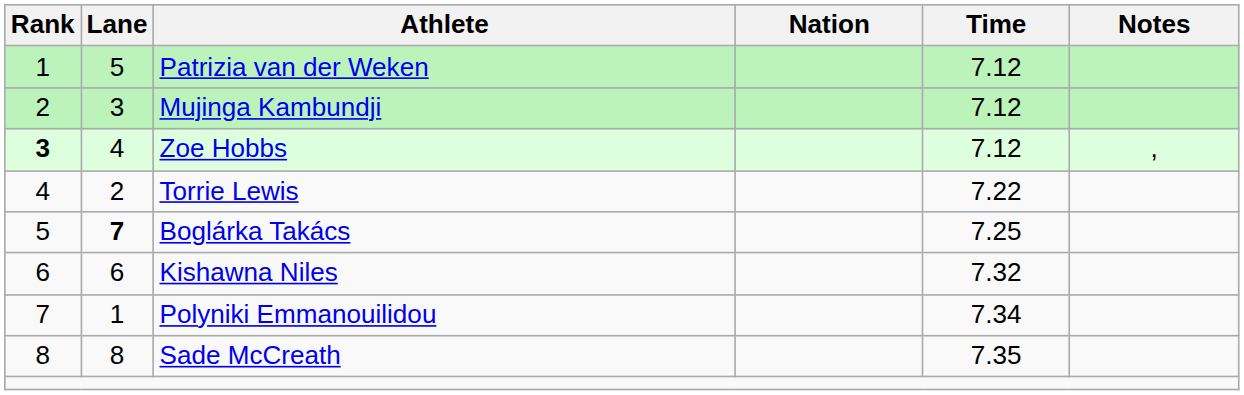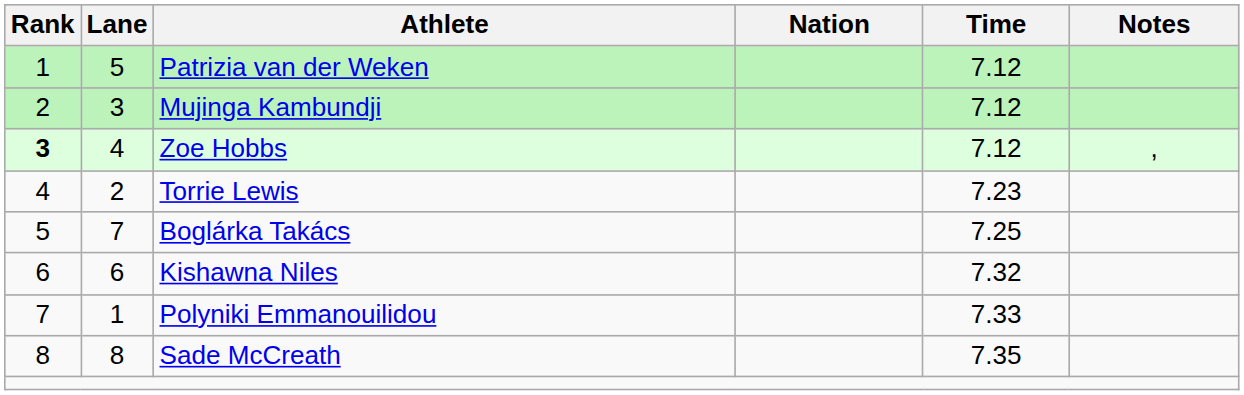(996, 190) 7.22 -> (996, 190) 7.23
(117, 231) bold -> (117, 231) normal
(996, 314) 7.34 -> (996, 314) 7.33
